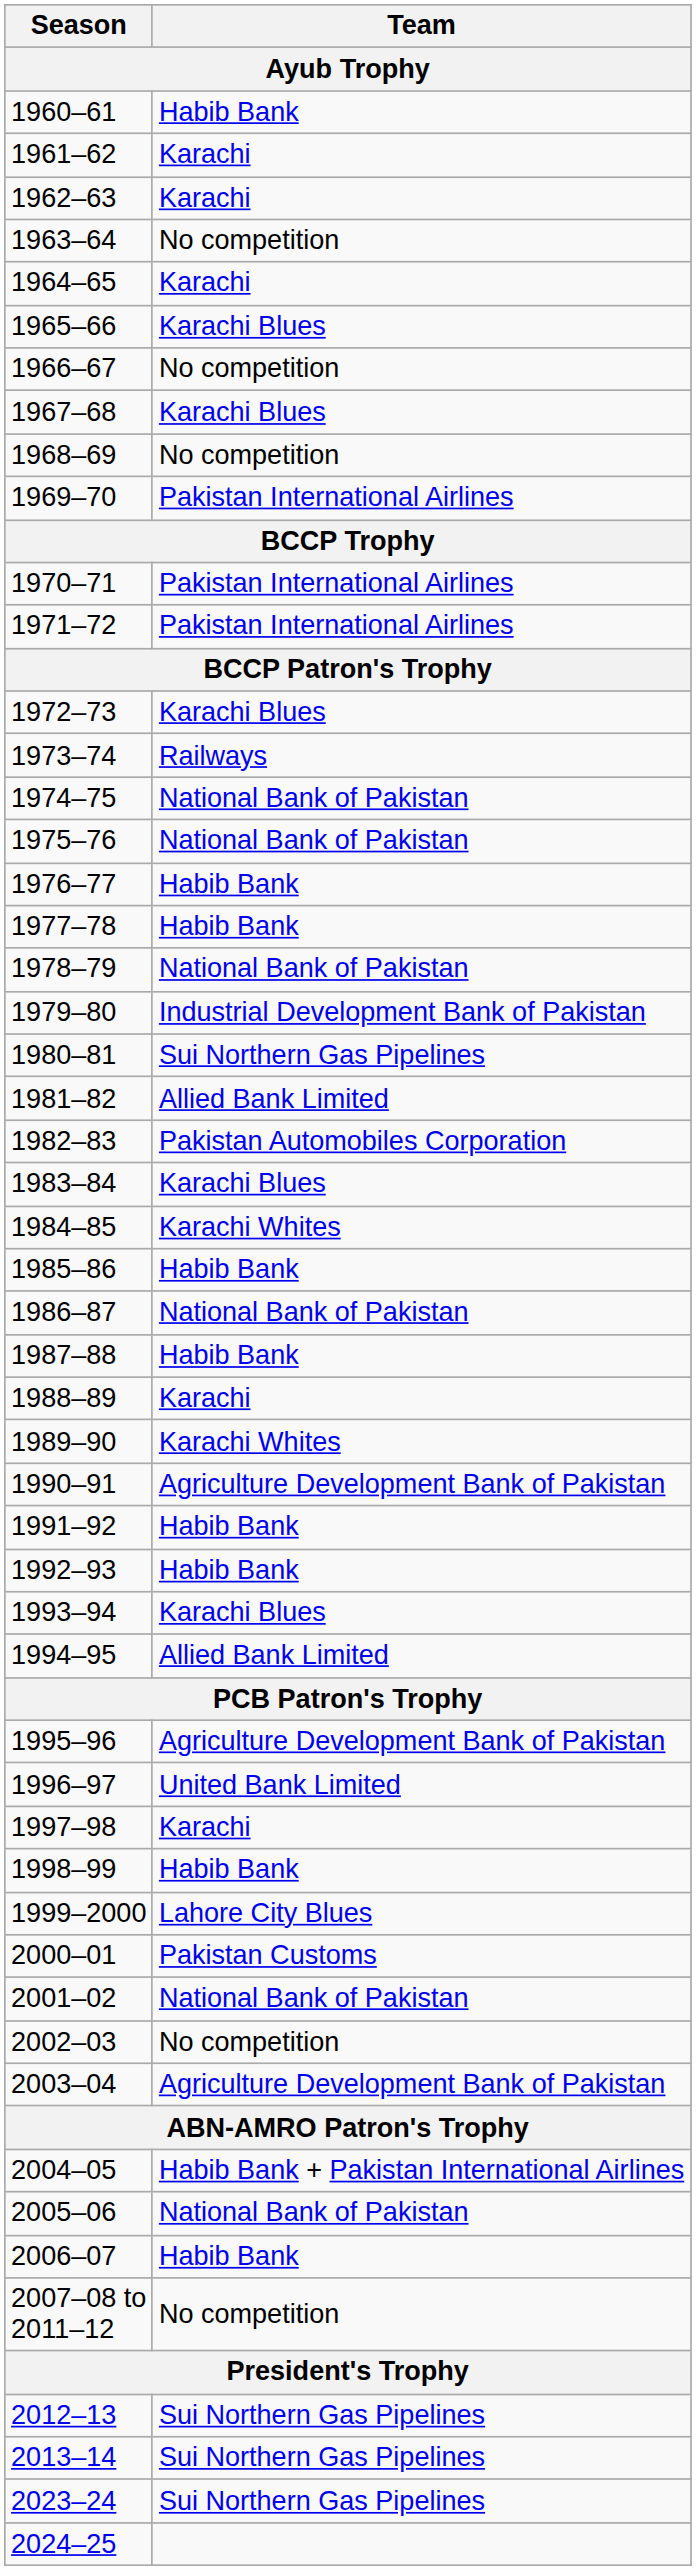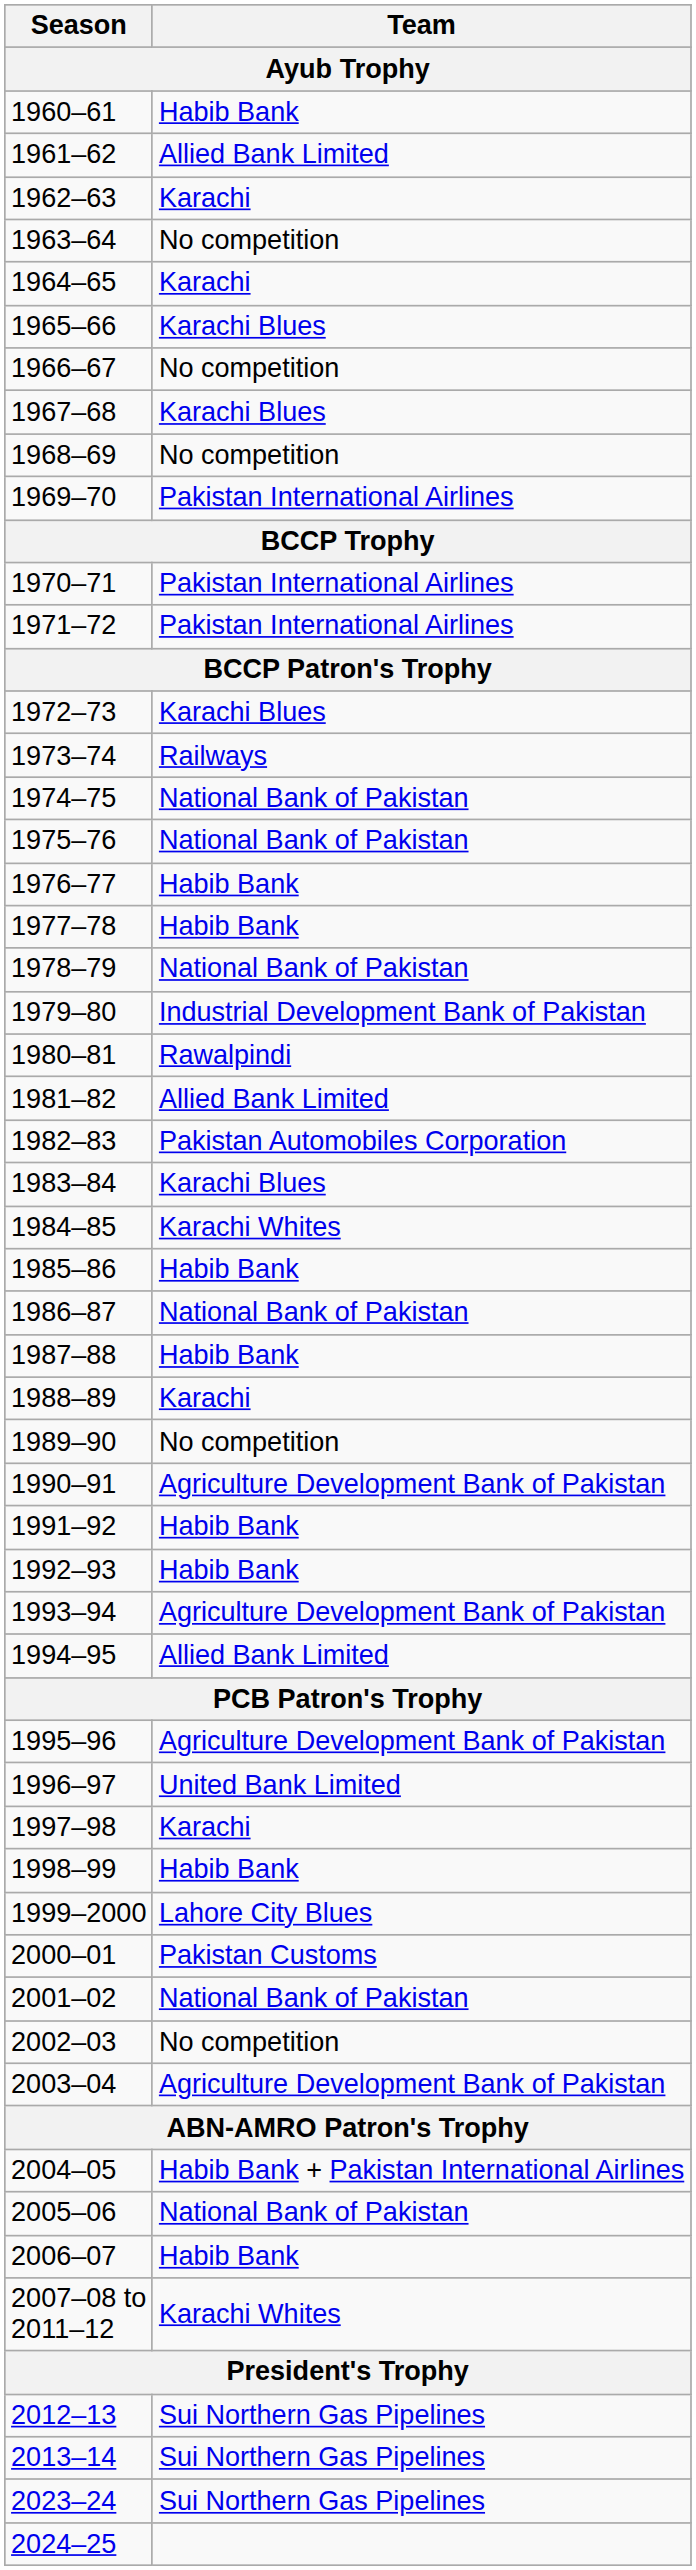(205, 154) Karachi -> (274, 154) Allied Bank Limited
(322, 1055) Sui Northern Gas Pipelines -> (225, 1055) Rawalpindi
(250, 1441) Karachi Whites -> (249, 1441) No competition
(242, 1612) Karachi Blues -> (412, 1612) Agriculture Development Bank of Pakistan
(249, 2313) No competition -> (250, 2313) Karachi Whites
